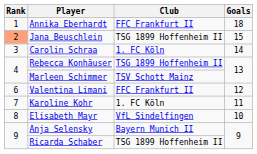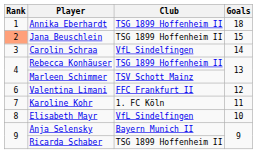(155, 24) FFC Frankfurt II -> (169, 24) TSG 1899 Hoffenheim II
(140, 50) 1. FC Köln -> (155, 50) VfL Sindelfingen
